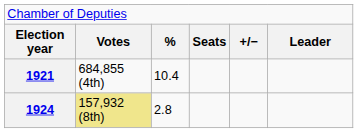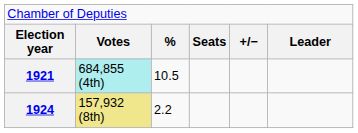(101, 75) no background -> (101, 75) paleturquoise background
(166, 75) 10.4 -> (166, 75) 10.5
(163, 110) 2.8 -> (163, 110) 2.2
